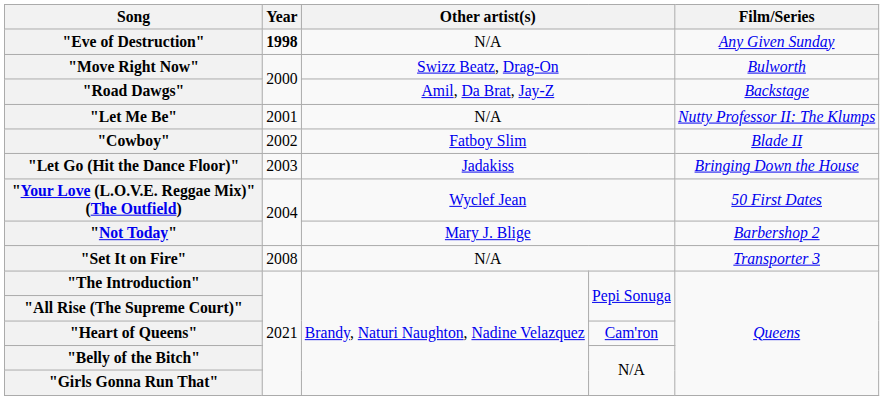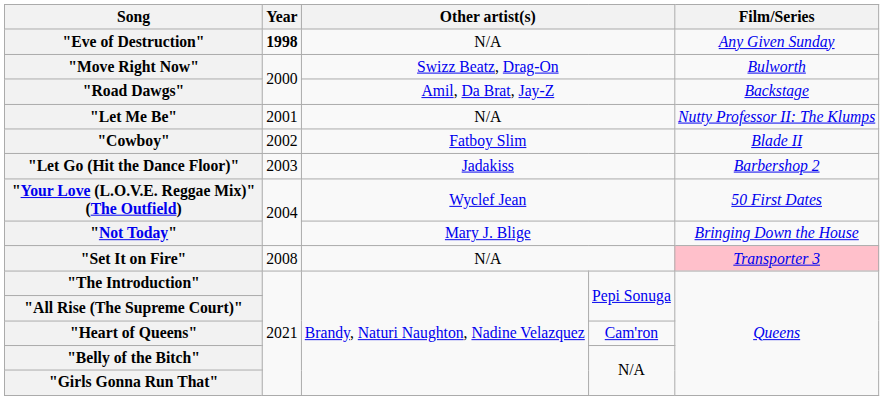(777, 166) Bringing Down the House -> (777, 166) Barbershop 2
(777, 233) Barbershop 2 -> (777, 233) Bringing Down the House
(777, 258) no background -> (777, 258) pink background
